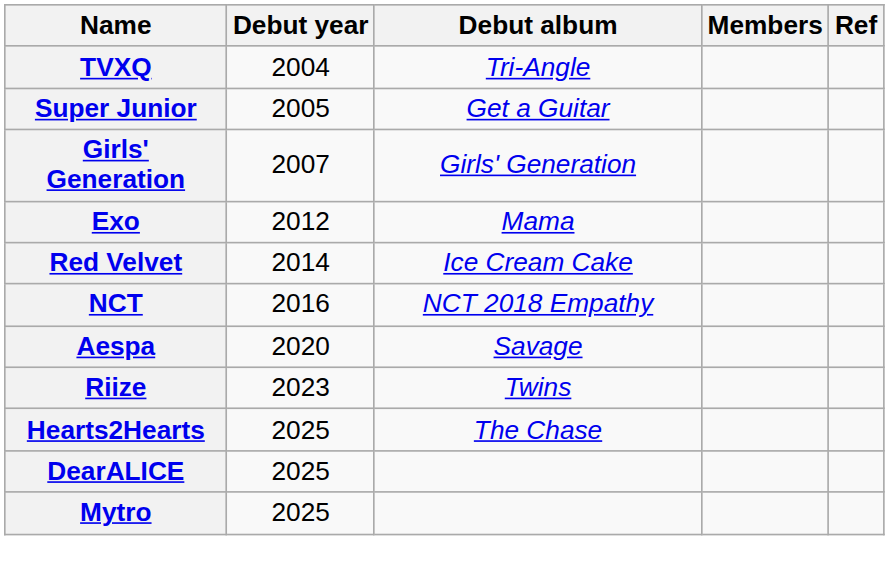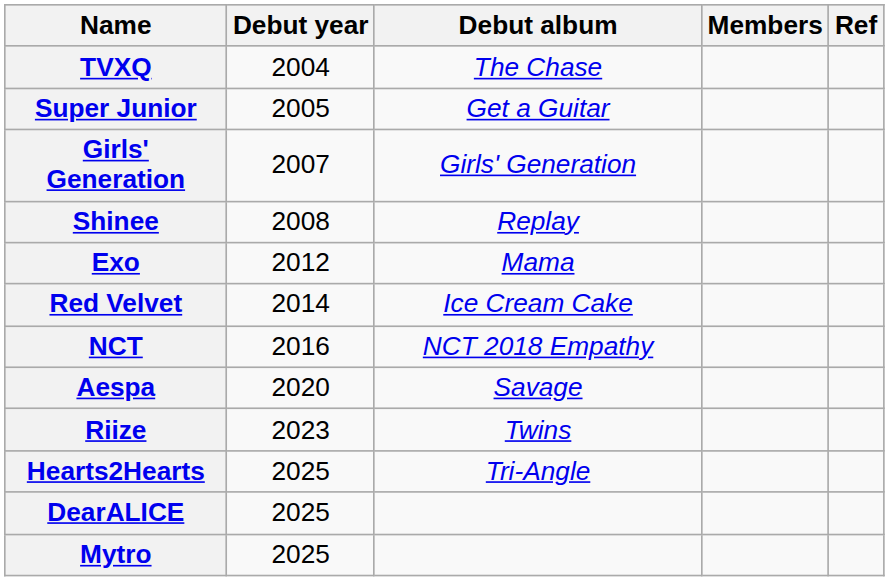(538, 66) Tri-Angle -> (538, 66) The Chase
+ row: (116, 221)
(538, 429) The Chase -> (538, 470) Tri-Angle
